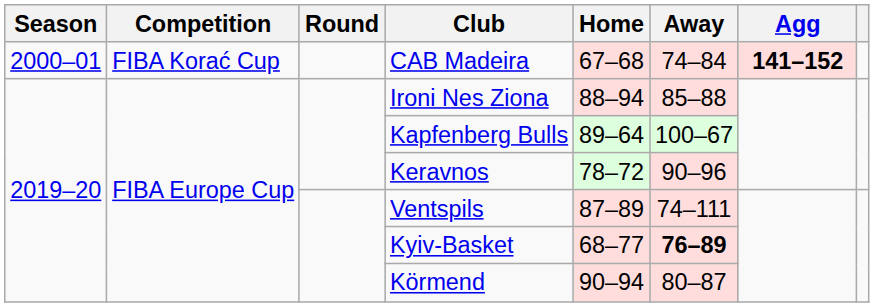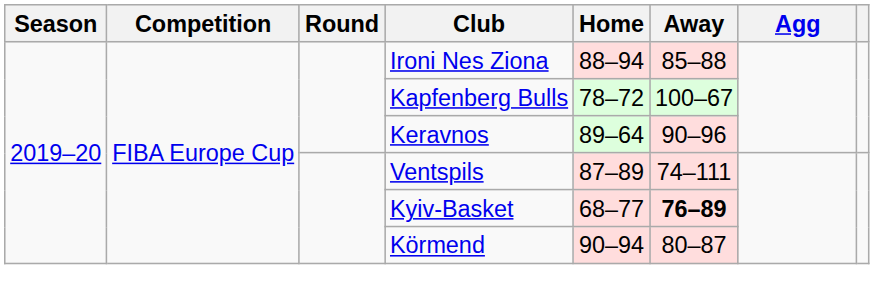- row: (460, 61)
(612, 135) 89–64 -> (612, 98) 78–72
(612, 172) 78–72 -> (612, 135) 89–64
